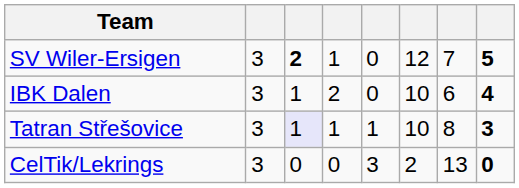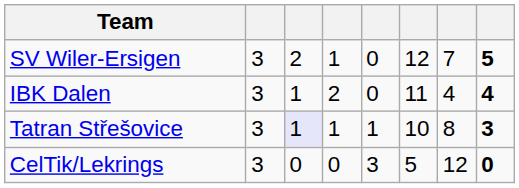(296, 57) bold -> (296, 57) normal
(417, 93) 10 -> (416, 93) 11
(449, 93) 6 -> (449, 93) 4
(411, 164) 2 -> (411, 164) 5
(455, 164) 13 -> (455, 164) 12
